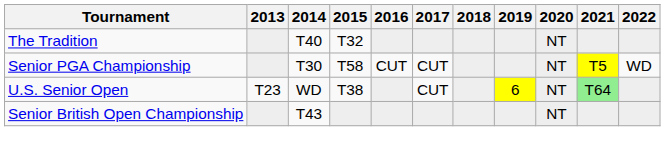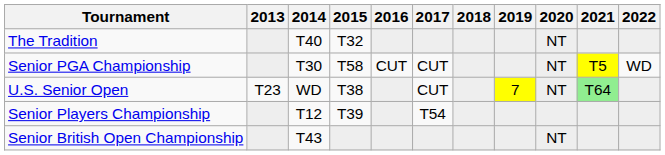(515, 90) 6 -> (515, 90) 7
+ row: (109, 114)
